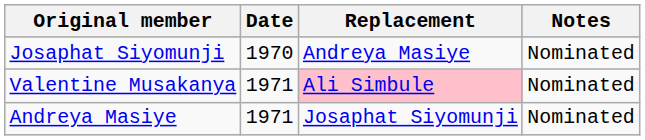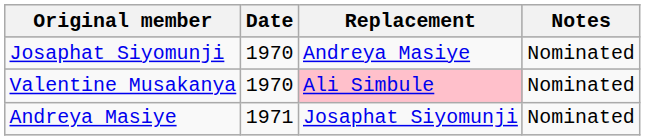(270, 86) 1971 -> (270, 86) 1970
